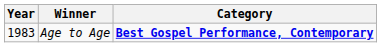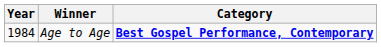(21, 33) 1983 -> (21, 33) 1984
